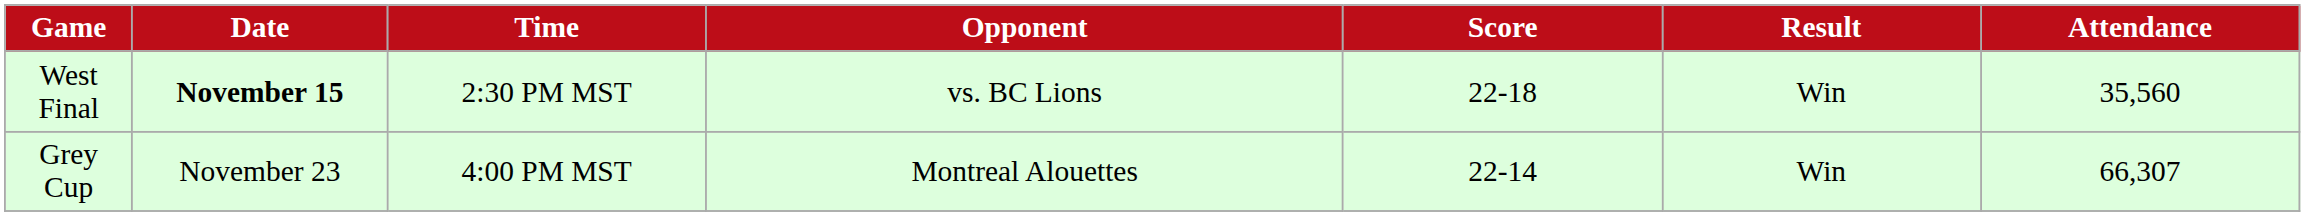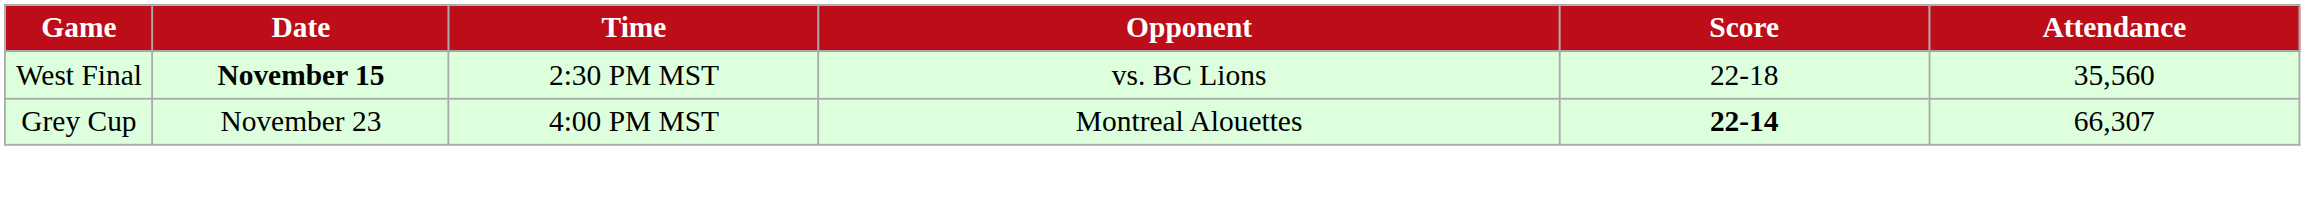- column: (1821, 27)
(1503, 170) normal -> (1744, 121) bold
